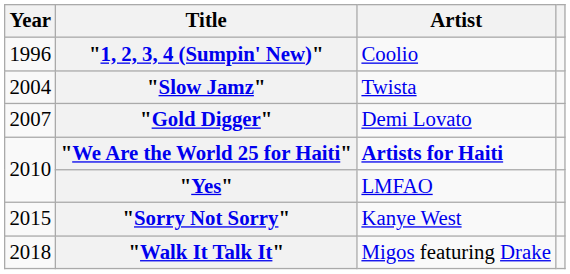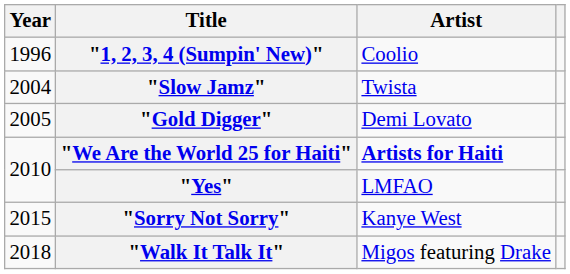(30, 119) 2007 -> (30, 119) 2005
